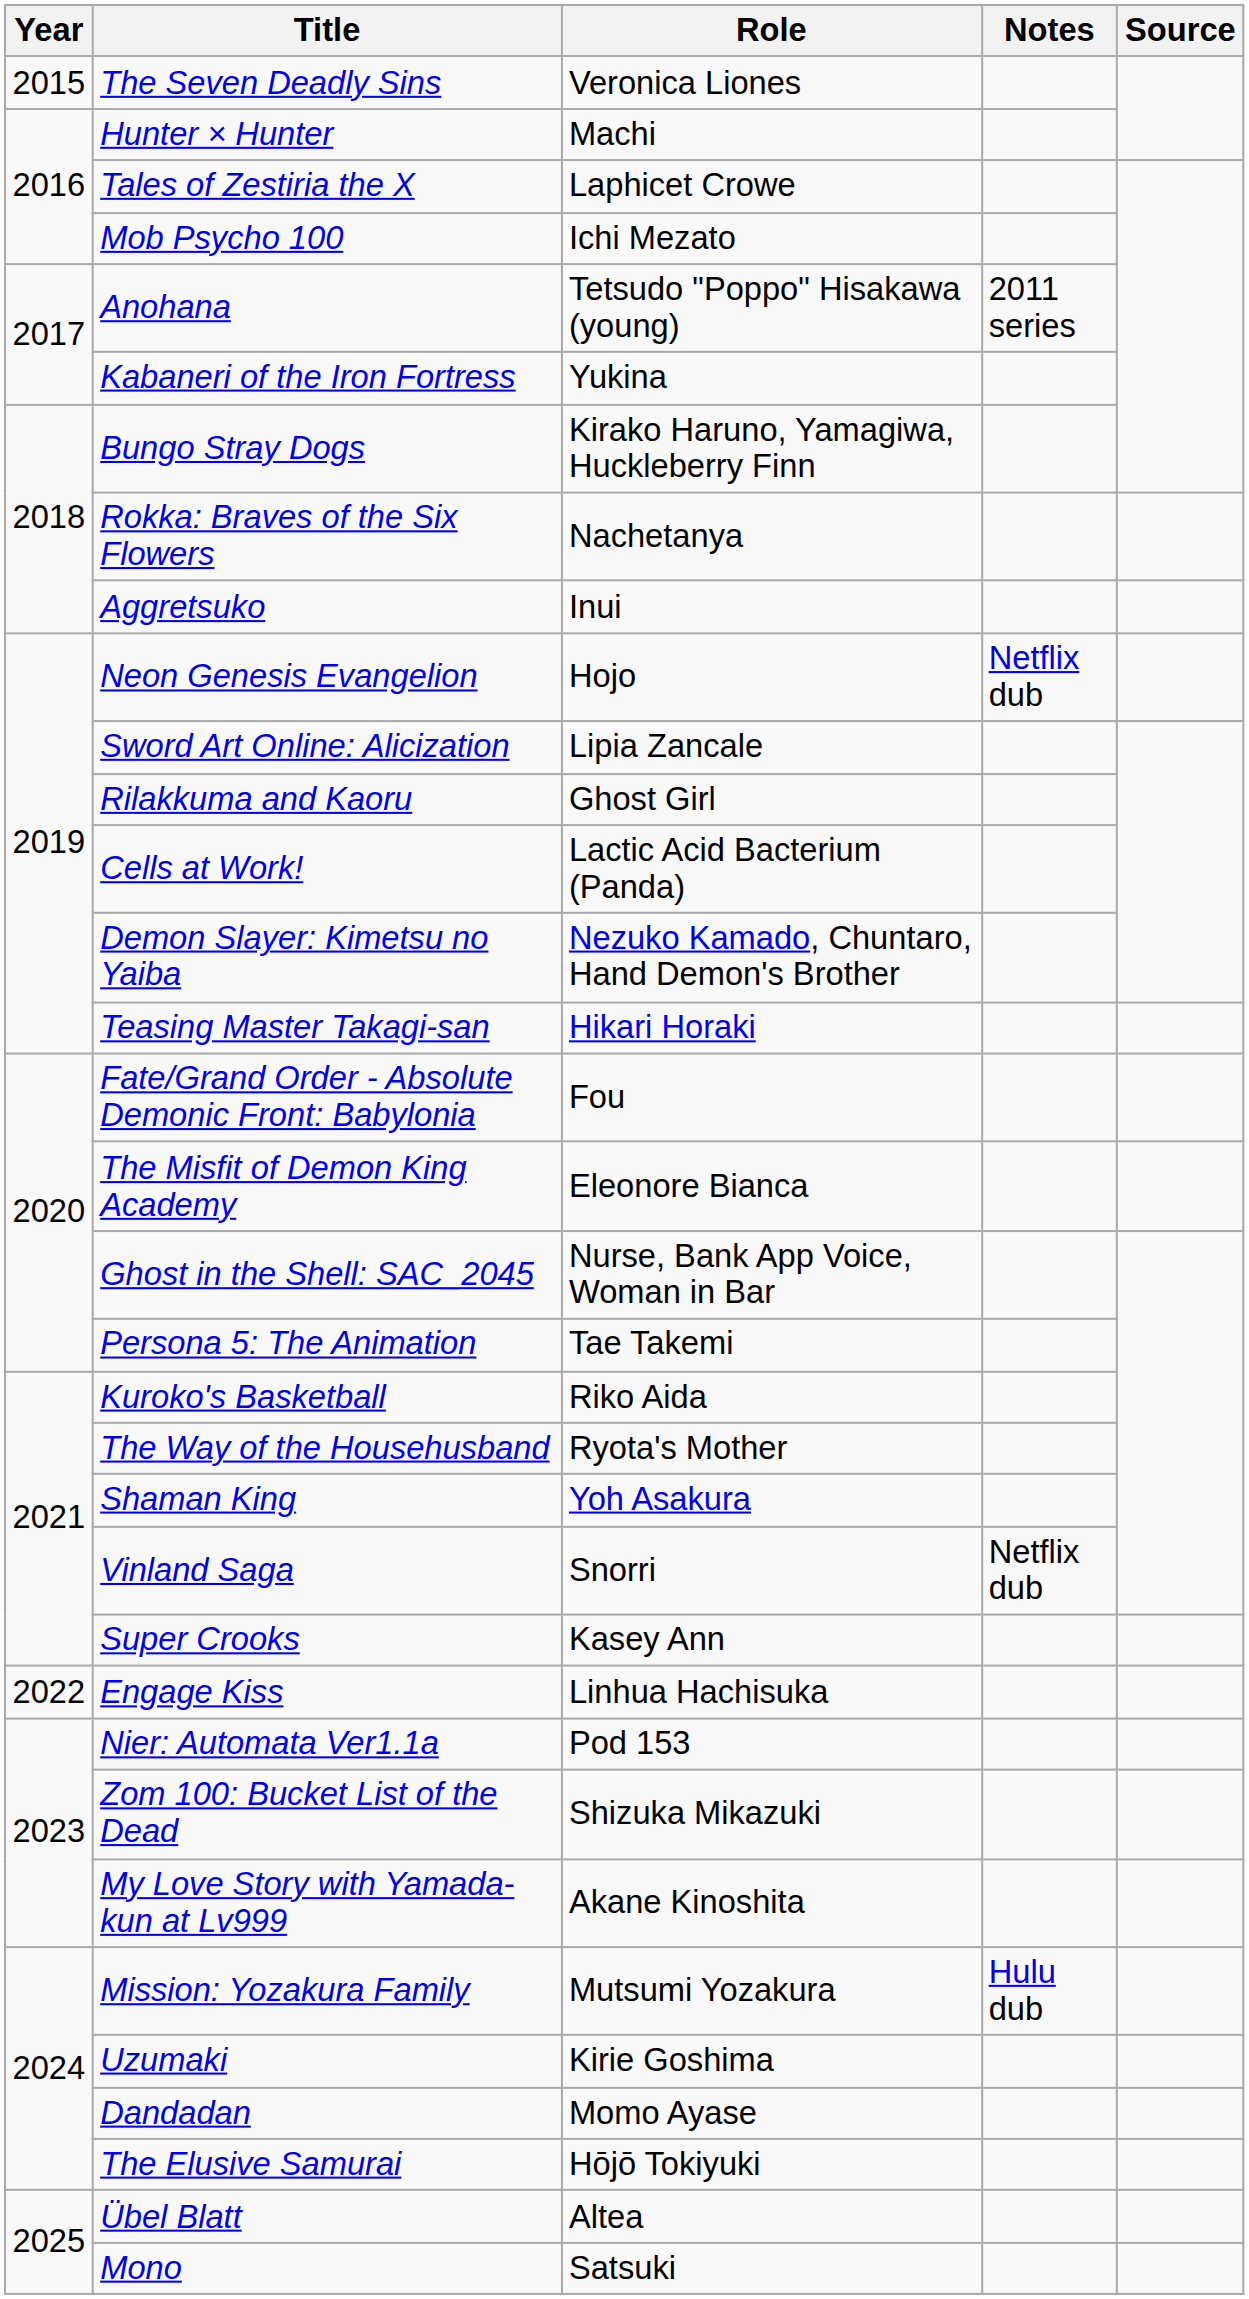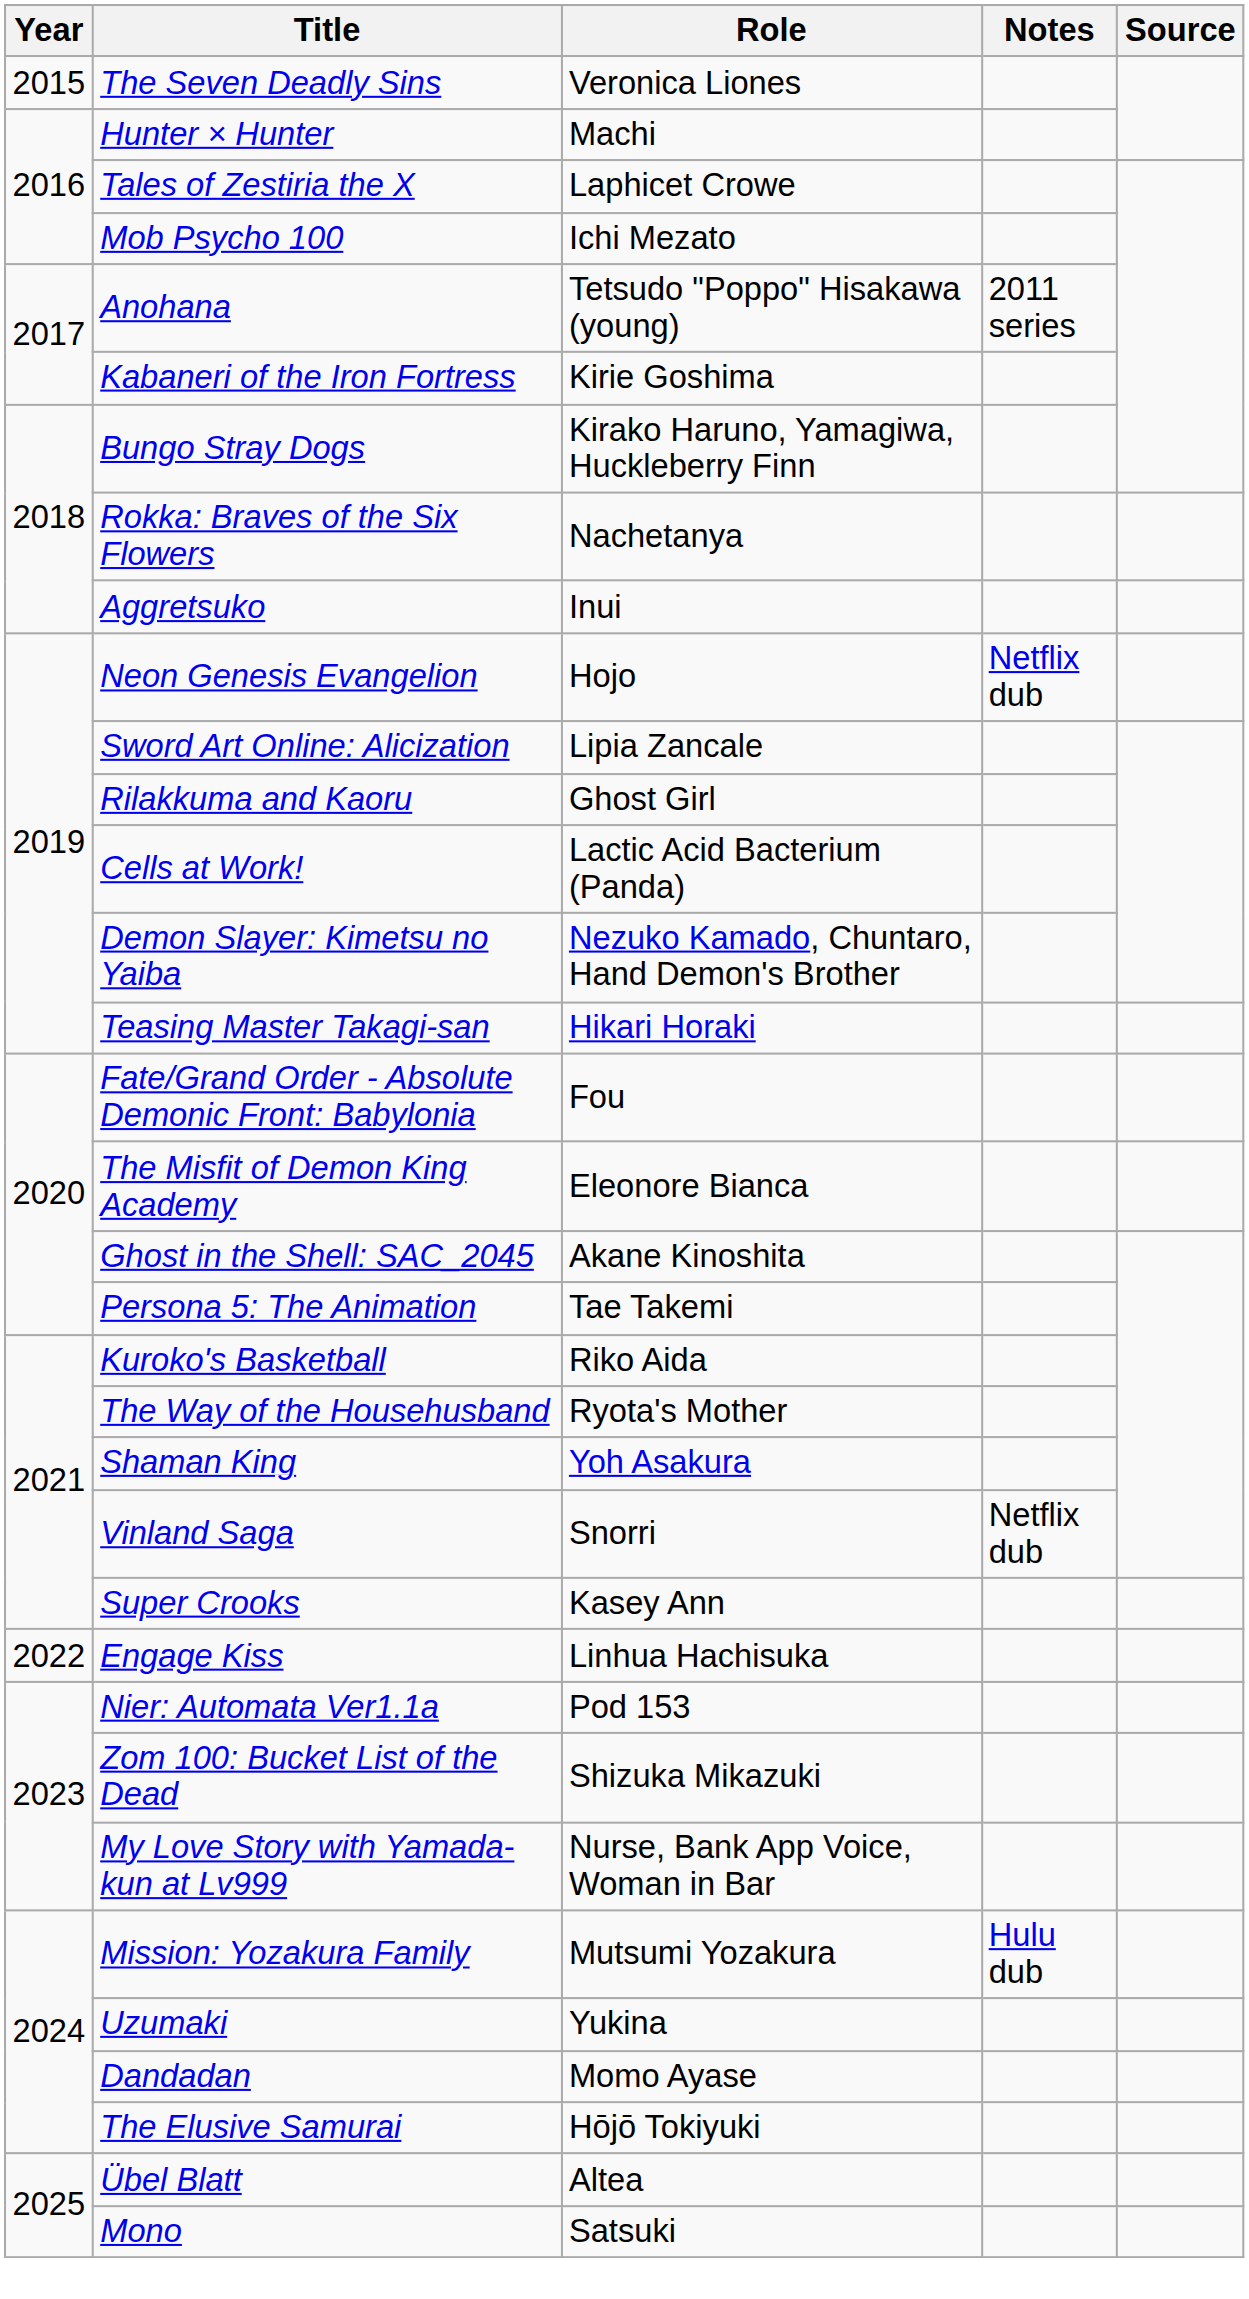(618, 377) Yukina -> (671, 377) Kirie Goshima
(740, 1274) Nurse, Bank App Voice, Woman in Bar -> (687, 1255) Akane Kinoshita
(687, 1902) Akane Kinoshita -> (740, 1865) Nurse, Bank App Voice, Woman in Bar
(671, 2060) Kirie Goshima -> (618, 2023) Yukina
